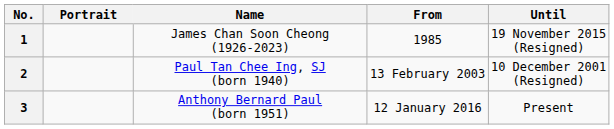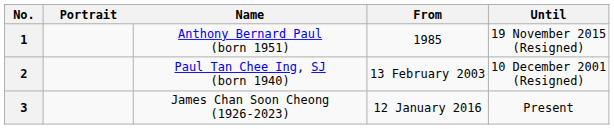(250, 41) James Chan Soon Cheong (1926-2023) -> (250, 41) Anthony Bernard Paul (born 1951)
(250, 107) Anthony Bernard Paul (born 1951) -> (250, 107) James Chan Soon Cheong (1926-2023)
